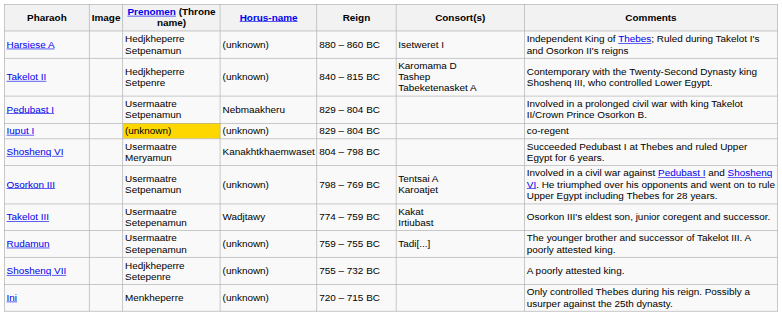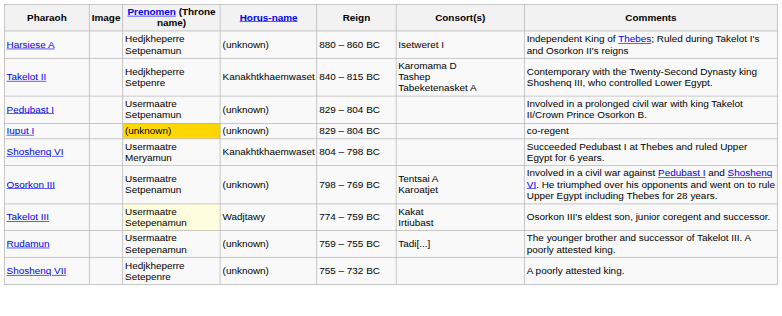(246, 77) (unknown) -> (269, 77) Kanakhtkhaemwaset
(254, 109) Nebmaakheru -> (246, 109) (unknown)
(156, 217) no background -> (156, 217) lightyellow background
- row: (12, 298)
